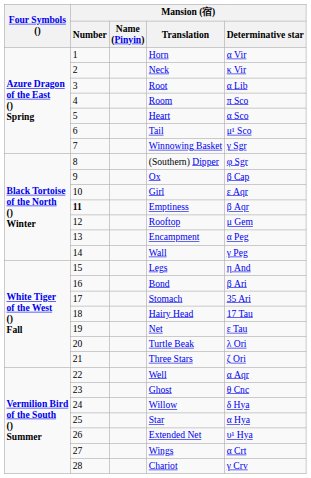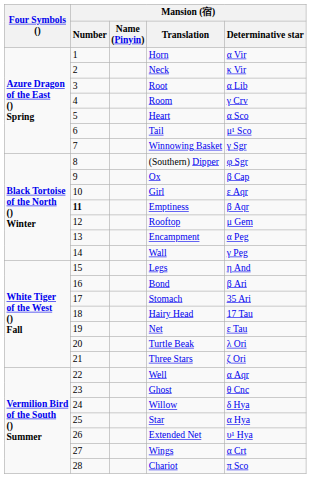(237, 100) π Sco -> (237, 100) γ Crv
(237, 466) γ Crv -> (237, 466) π Sco
